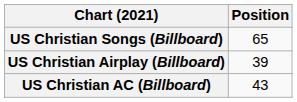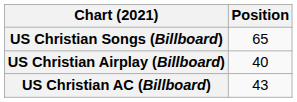(260, 62) 39 -> (260, 62) 40
